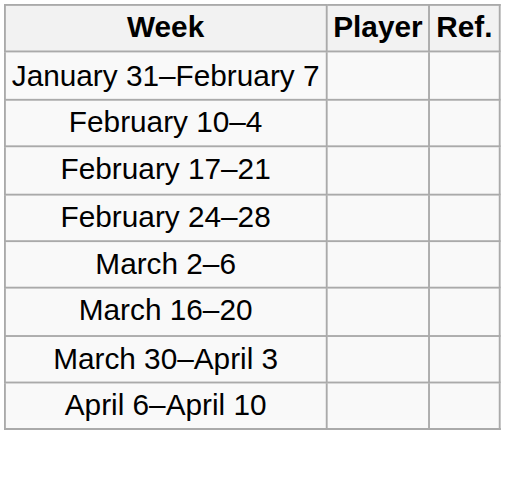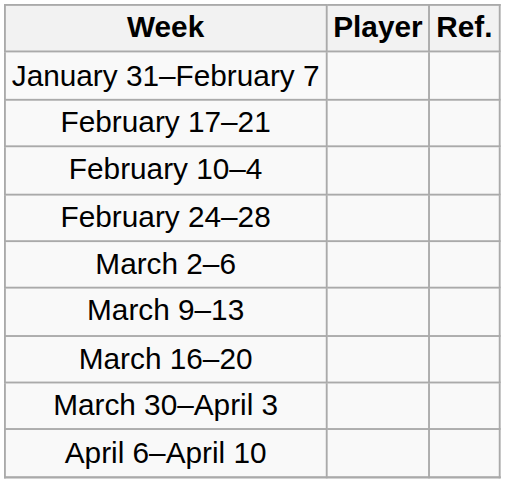rows swapped: (166, 122) <-> (166, 169)
+ row: (166, 311)
